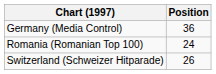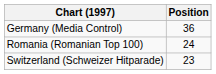(189, 61) 26 -> (189, 61) 23
